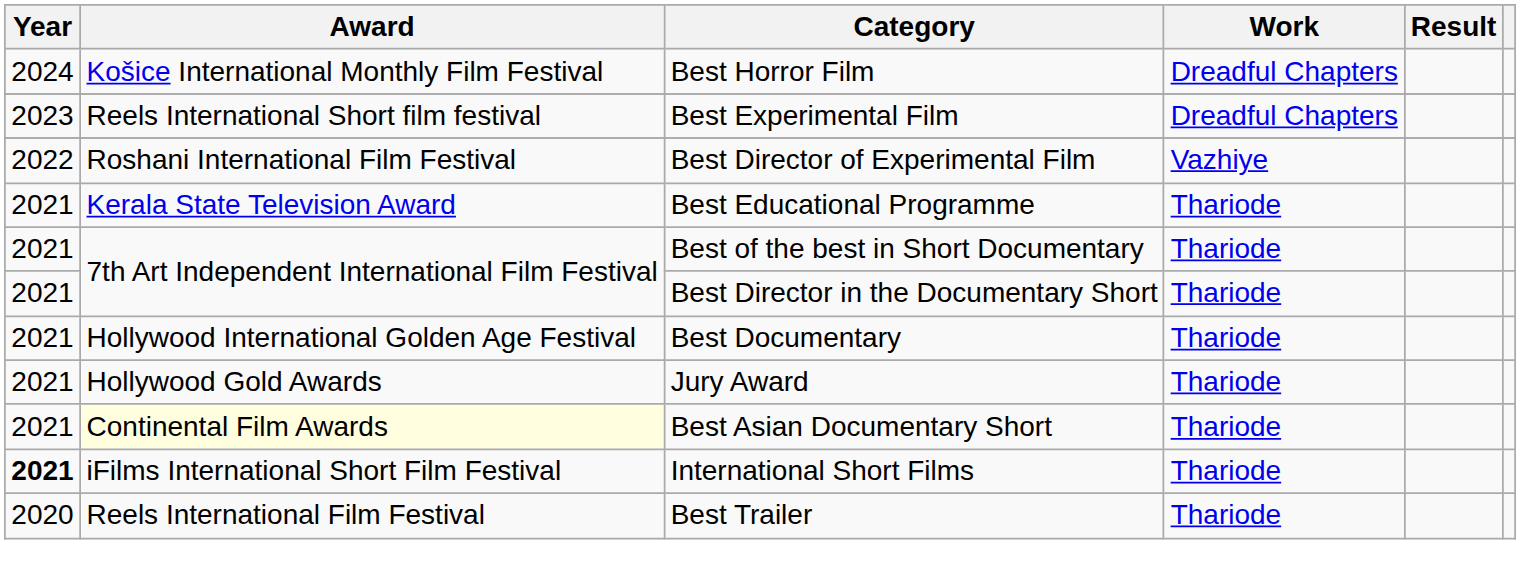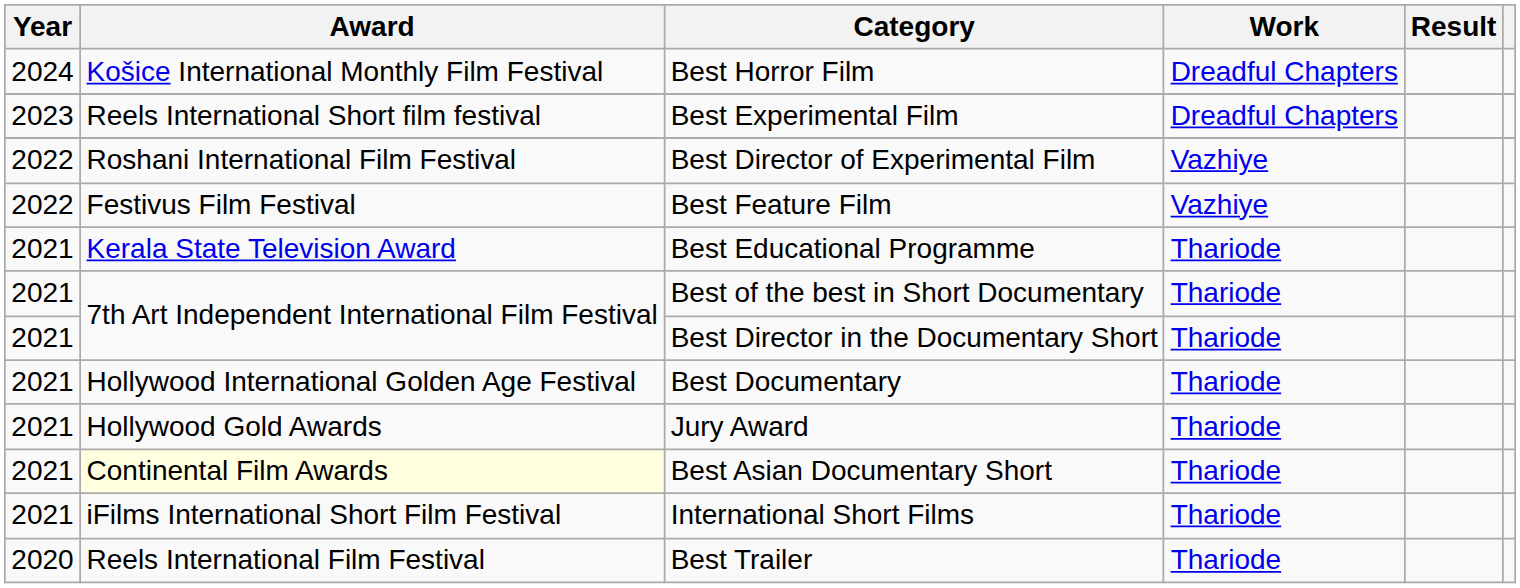+ row: (781, 204)
(42, 470) bold -> (42, 515) normal
